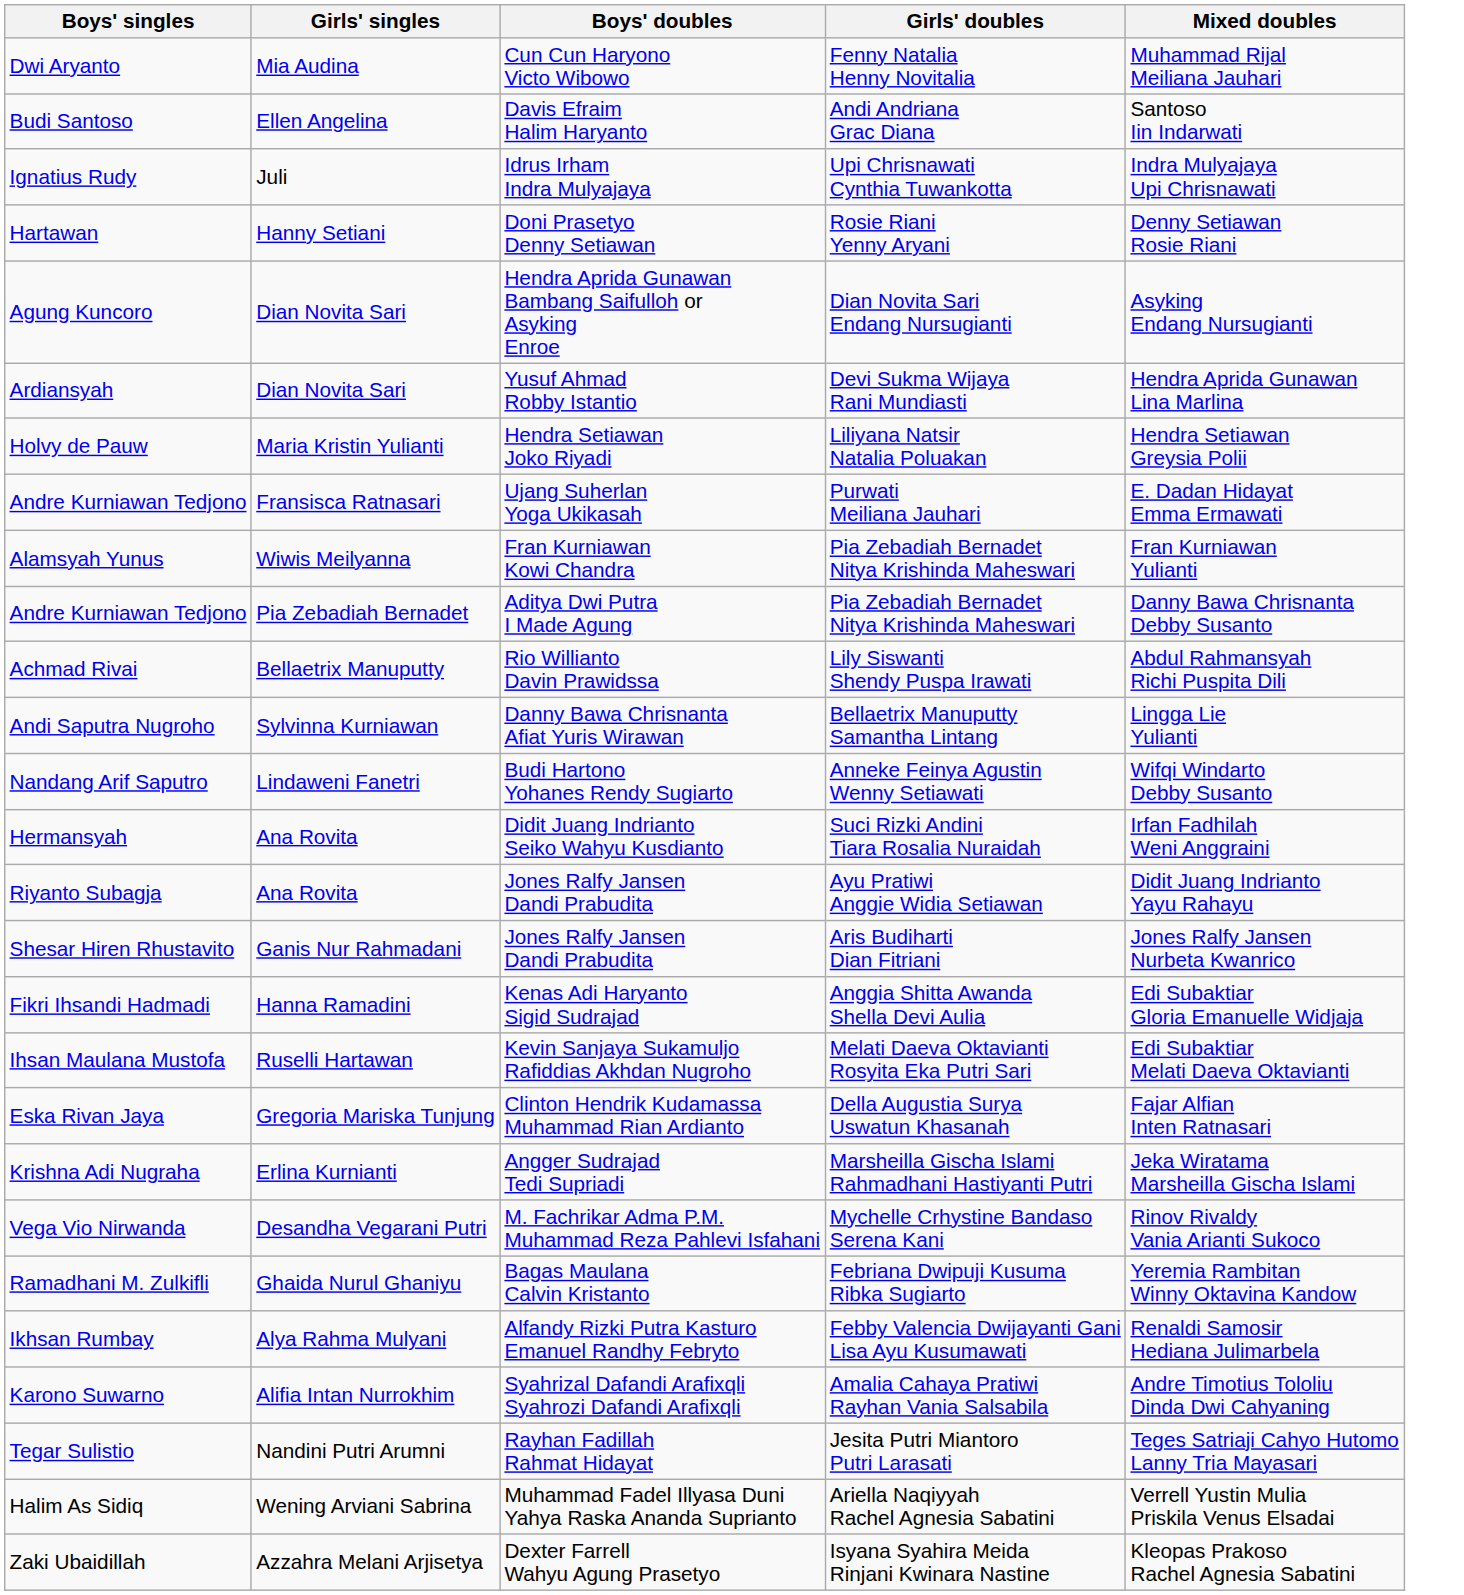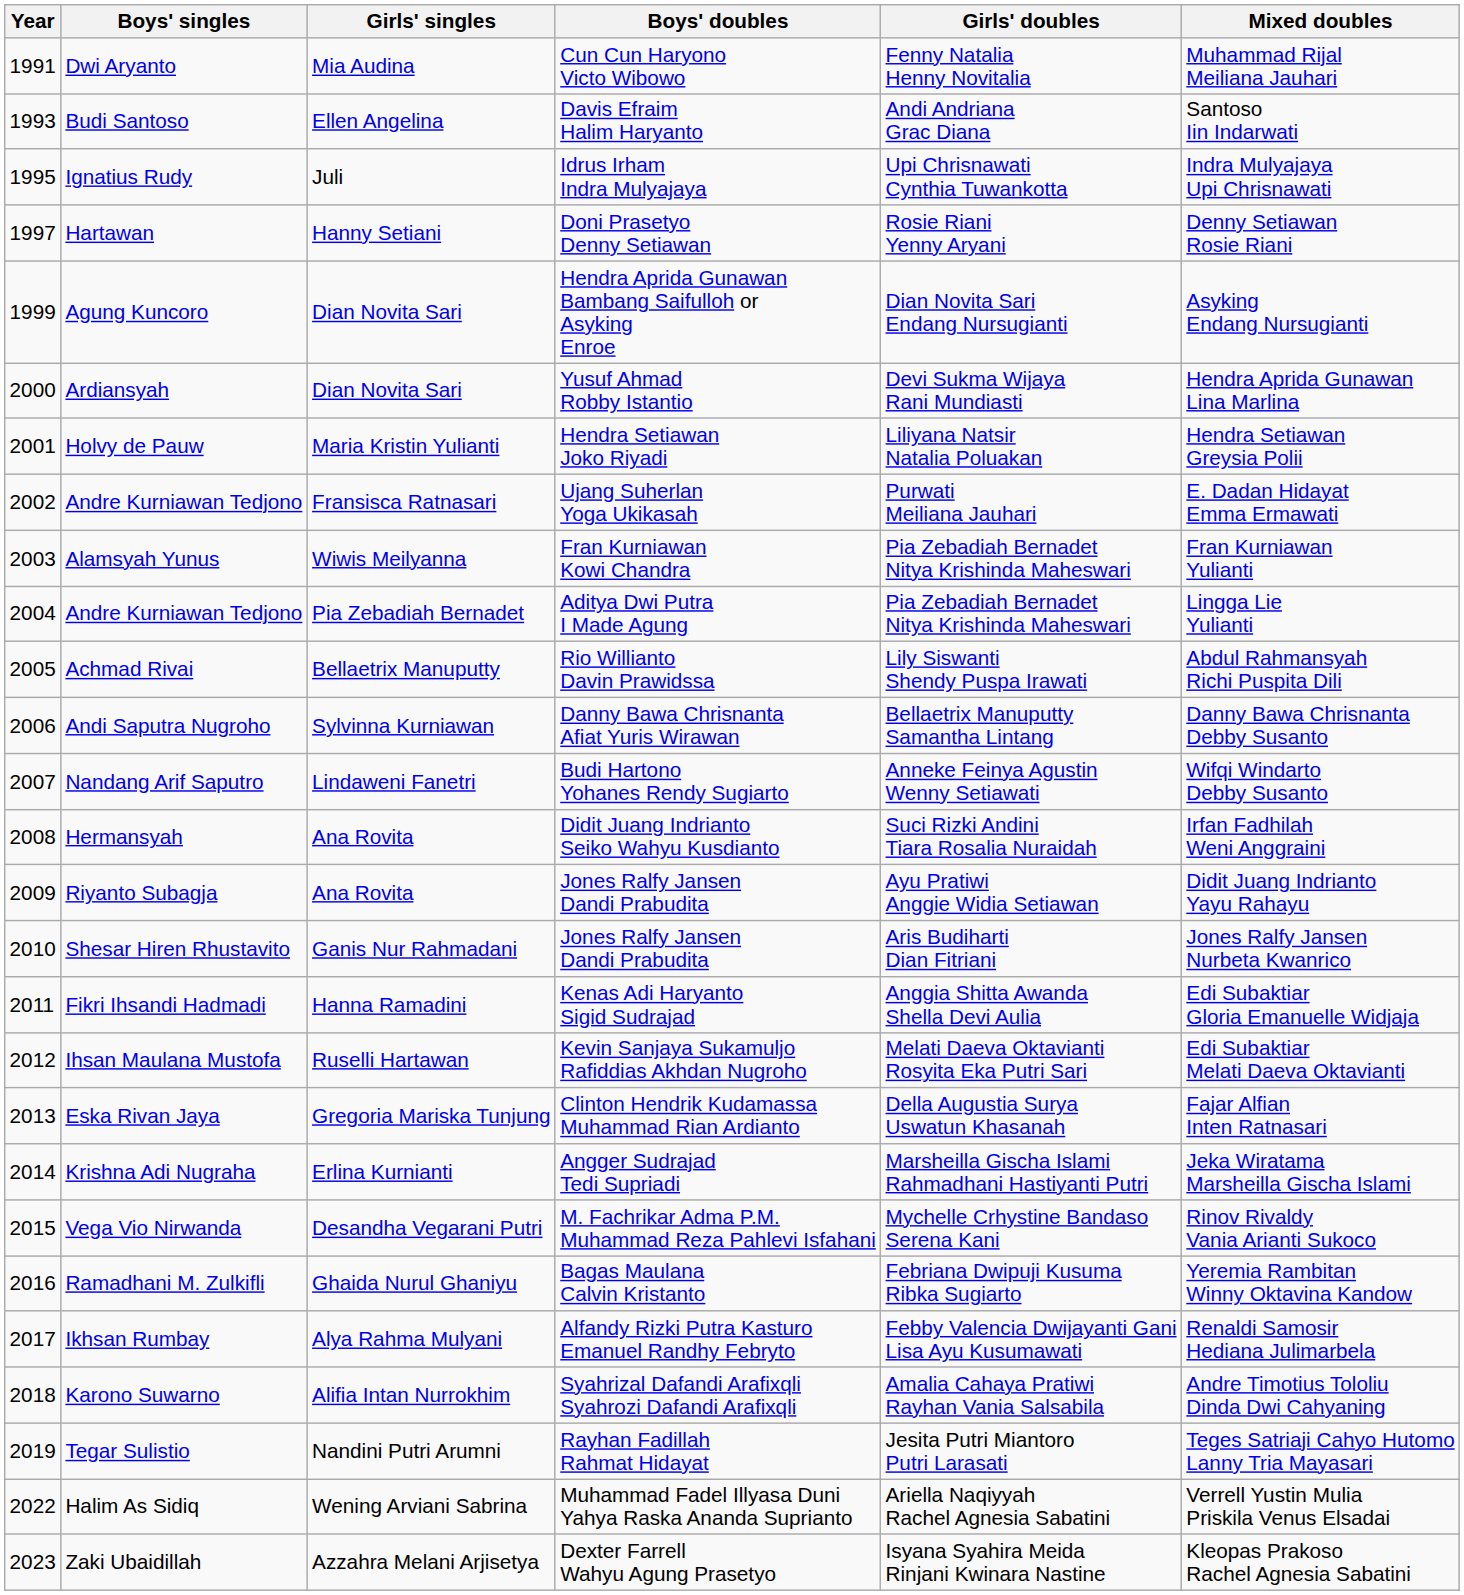+ column: (33, 21)
(1242, 614) Danny Bawa Chrisnanta Debby Susanto -> (1234, 614) Lingga Lie Yulianti
(1178, 726) Lingga Lie Yulianti -> (1298, 726) Danny Bawa Chrisnanta Debby Susanto
